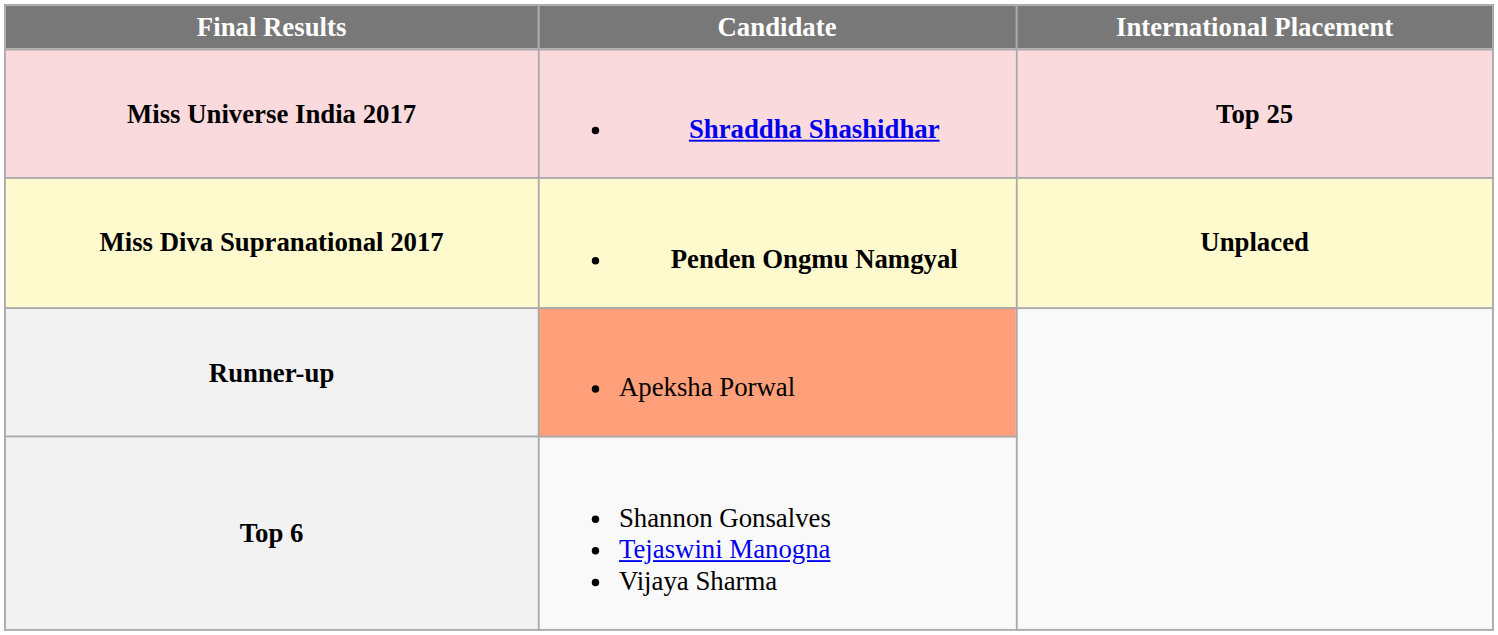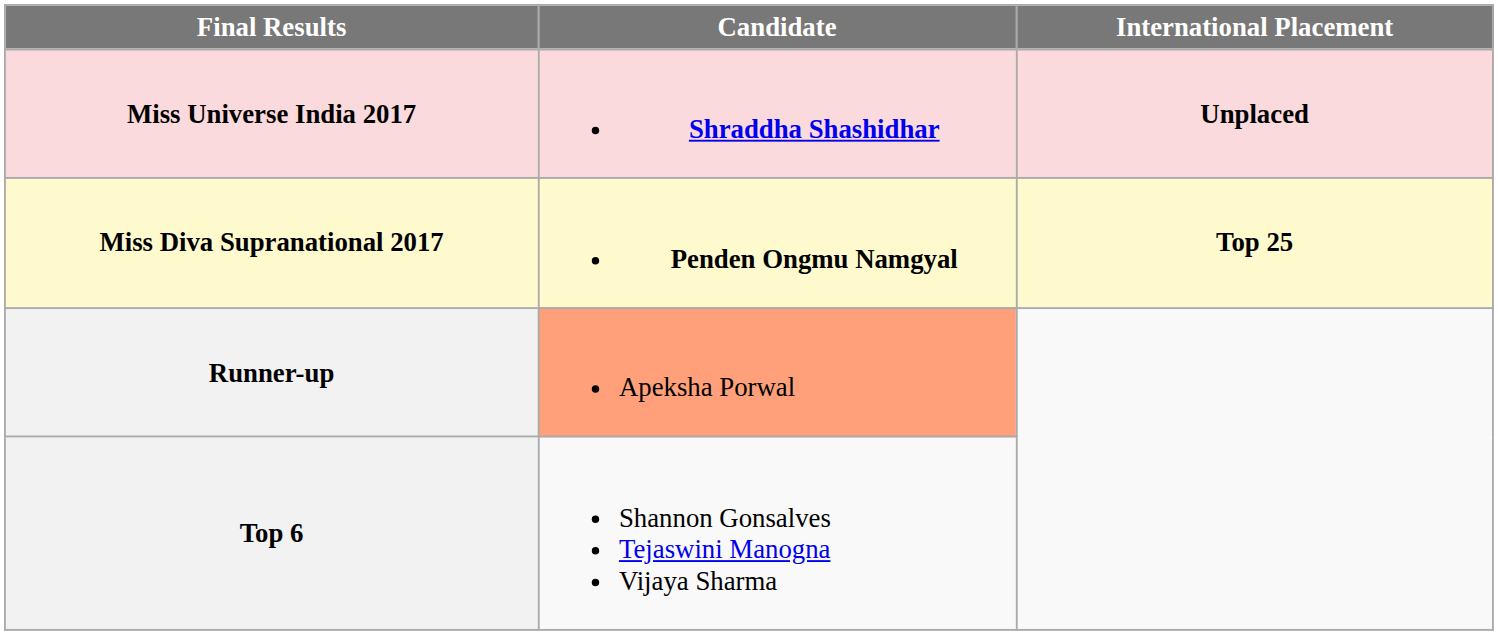(1255, 113) Top 25 -> (1255, 113) Unplaced
(1255, 243) Unplaced -> (1255, 243) Top 25
